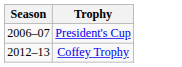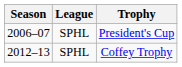+ column: (74, 14)
